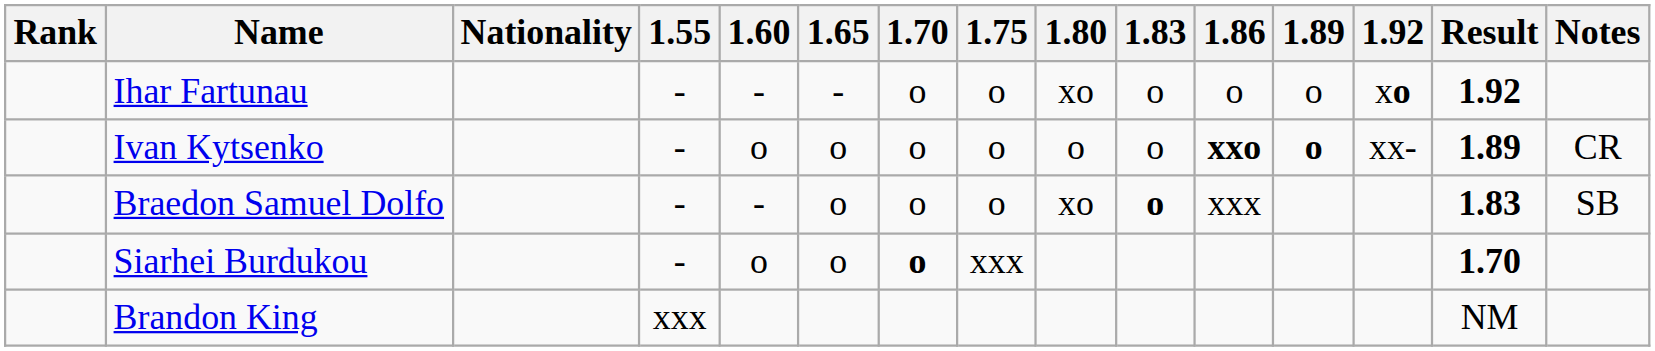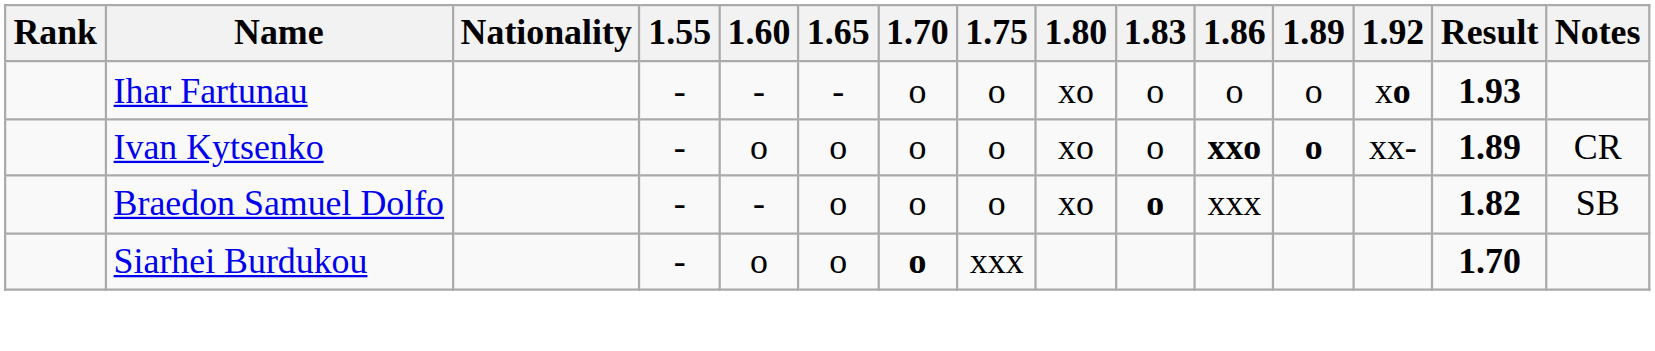(1490, 89) 1.92 -> (1490, 89) 1.93
(1076, 146) o -> (1076, 146) xo
(1490, 203) 1.83 -> (1490, 203) 1.82
- row: (216, 317)
